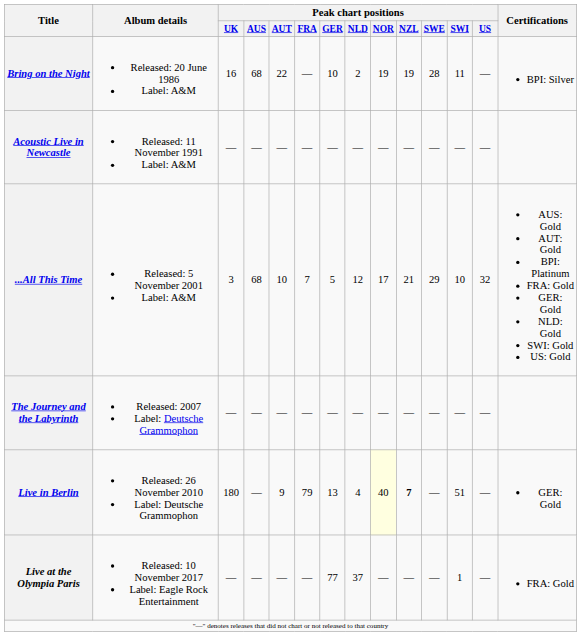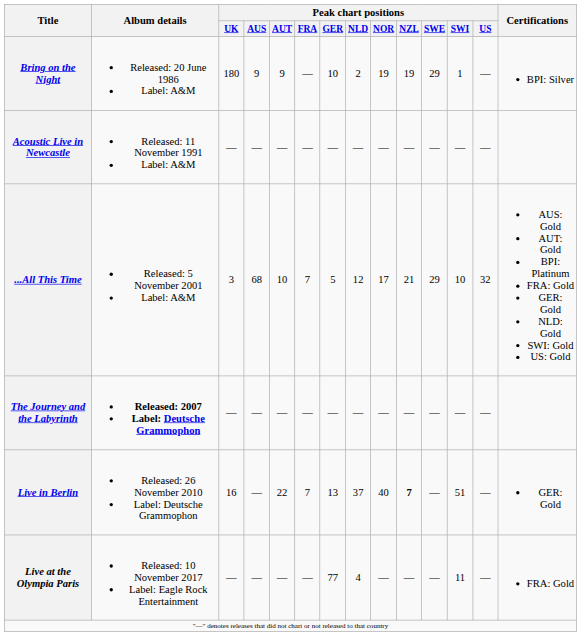(231, 73) 16 -> (231, 73) 180
(256, 73) 68 -> (257, 73) 9
(282, 73) 22 -> (282, 73) 9
(434, 73) 28 -> (435, 73) 29
(460, 73) 11 -> (460, 73) 1
(156, 419) normal -> (155, 419) bold
(231, 492) 180 -> (231, 492) 16
(282, 492) 9 -> (282, 492) 22
(307, 492) 79 -> (307, 492) 7
(358, 492) 4 -> (358, 492) 37
(383, 492) lightyellow background -> (384, 492) no background
(358, 577) 37 -> (358, 577) 4
(460, 577) 1 -> (460, 577) 11
